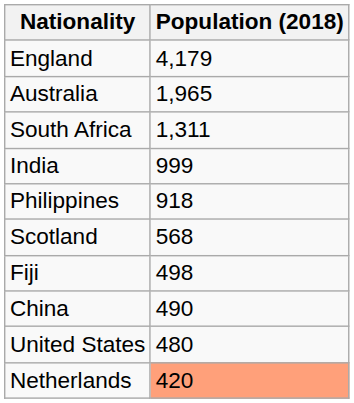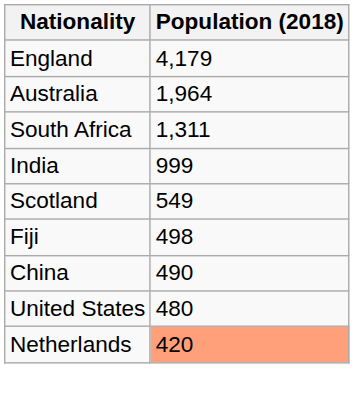(184, 93) 1,965 -> (184, 93) 1,964
- row: (64, 201)
(175, 237) 568 -> (175, 201) 549
